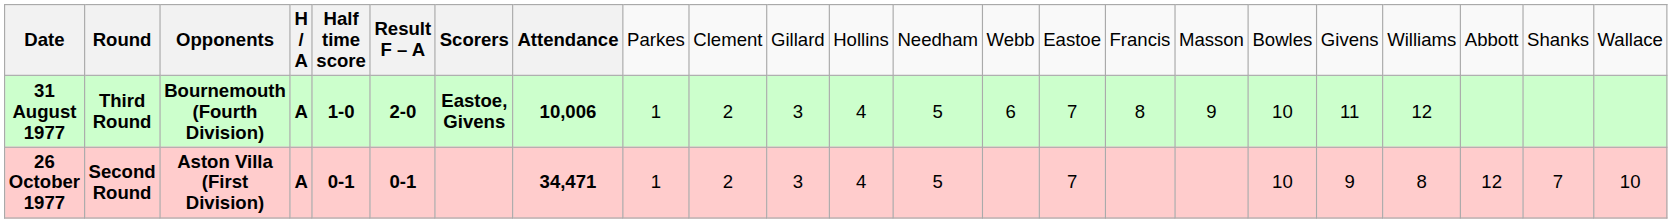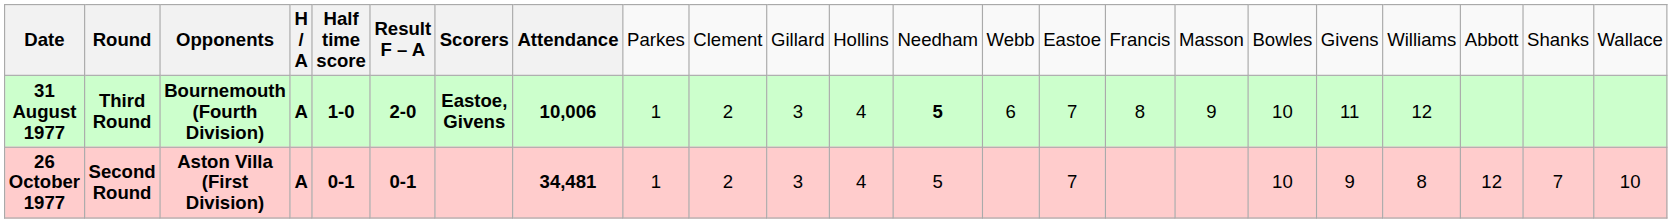(938, 111) normal -> (938, 111) bold
(568, 182) 34,471 -> (568, 182) 34,481
